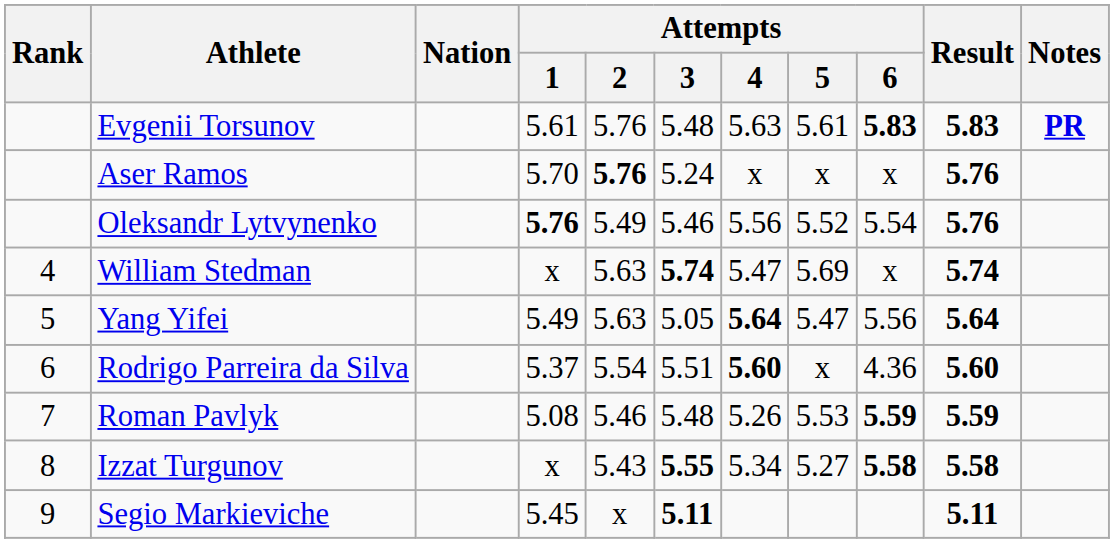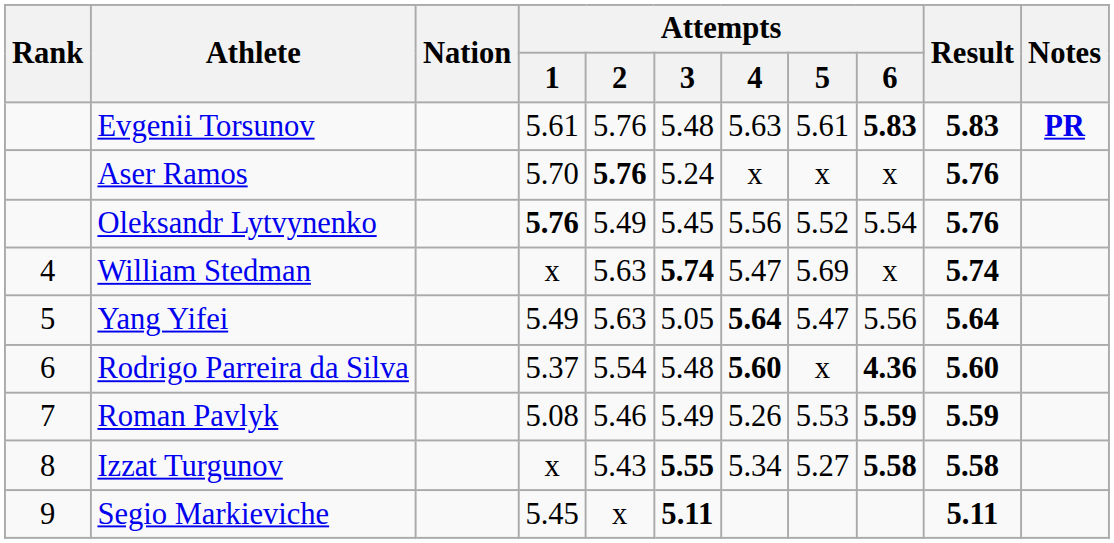(687, 222) 5.46 -> (687, 222) 5.45
(687, 367) 5.51 -> (687, 367) 5.48
(890, 367) normal -> (890, 367) bold
(687, 416) 5.48 -> (687, 416) 5.49
